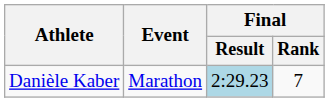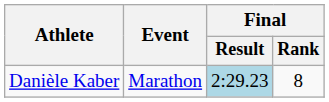(298, 81) 7 -> (298, 81) 8
